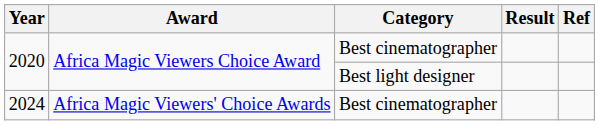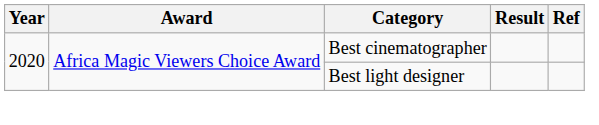- row: (27, 104)
